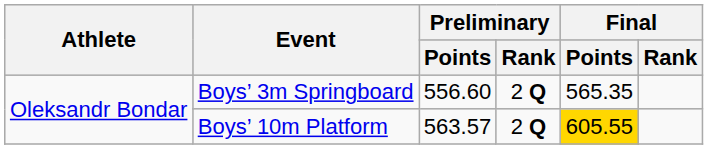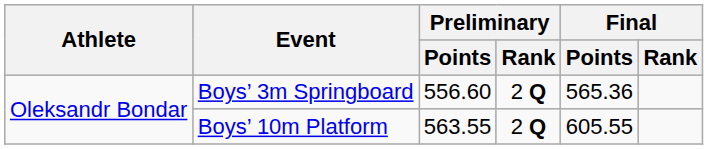(599, 92) 565.35 -> (599, 92) 565.36
(458, 127) 563.57 -> (458, 127) 563.55
(599, 127) gold background -> (599, 127) no background
